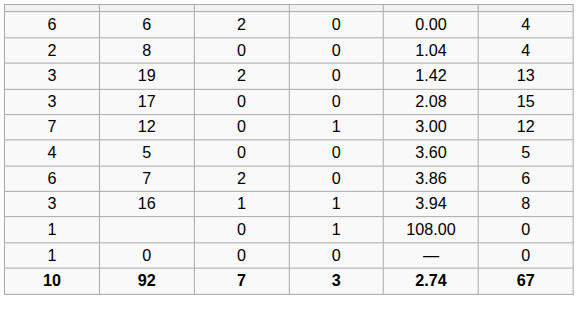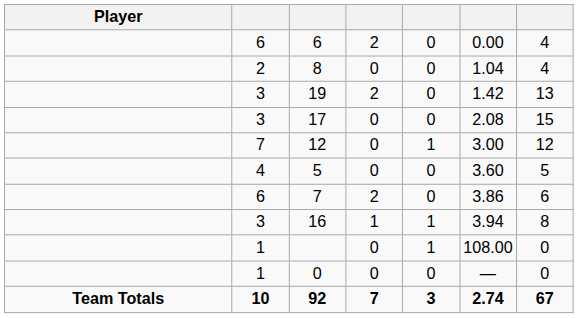+ column: (118, 17)
